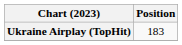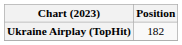(156, 31) 183 -> (156, 31) 182
